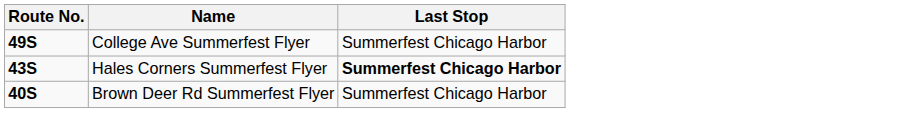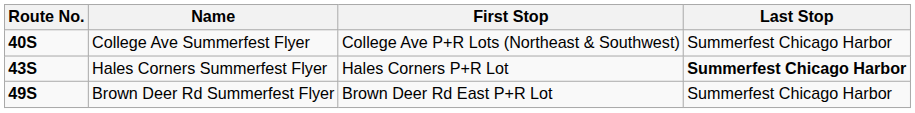+ column: (511, 17)
(23, 42) 49S -> (23, 42) 40S
(23, 94) 40S -> (23, 94) 49S
